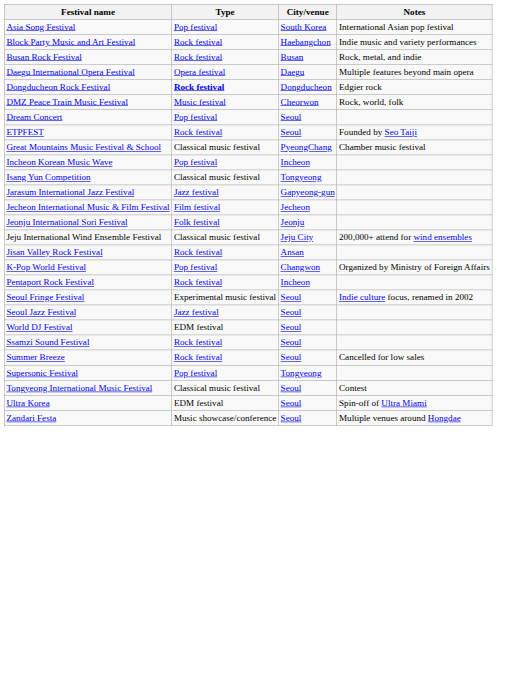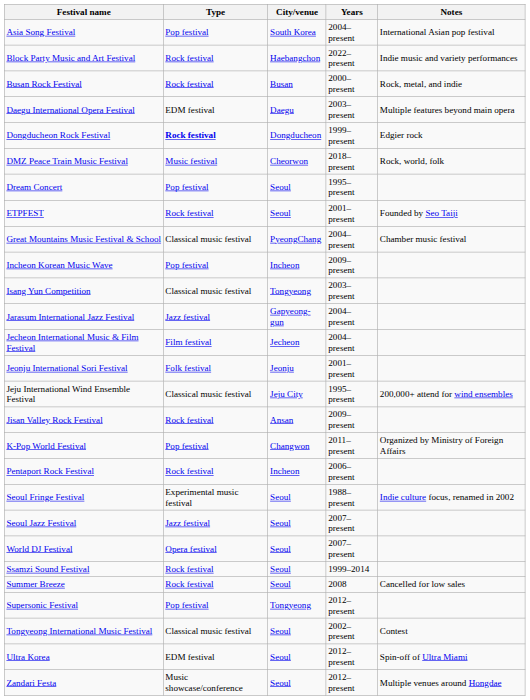+ column: (352, 12)
(200, 72) Opera festival -> (190, 110) EDM festival
(199, 327) EDM festival -> (191, 549) Opera festival
